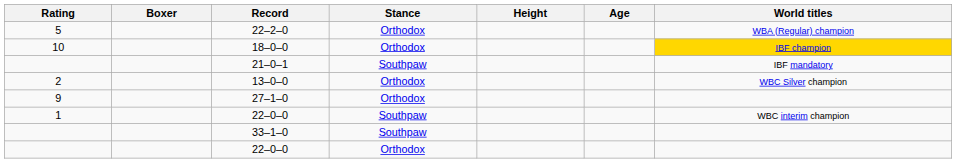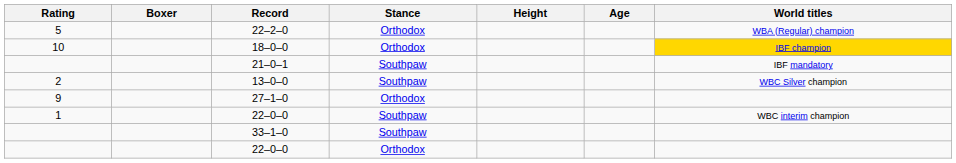(403, 82) Orthodox -> (403, 82) Southpaw
